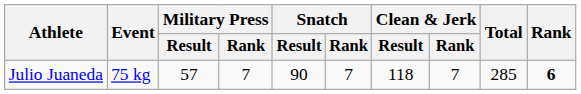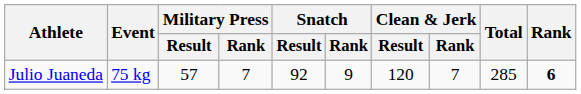(299, 75) 90 -> (299, 75) 92
(349, 75) 7 -> (349, 75) 9
(401, 75) 118 -> (401, 75) 120
